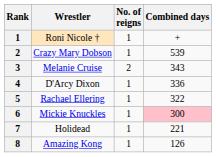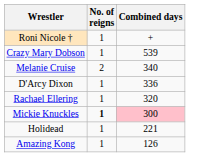- column: (18, 17)
(177, 68) 343 -> (151, 68) 340
(177, 99) 322 -> (151, 99) 320
(129, 114) normal -> (102, 114) bold
